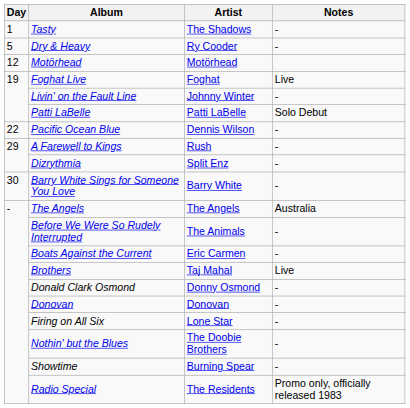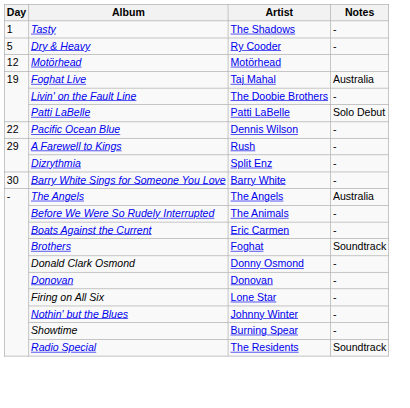(203, 79) Foghat -> (253, 79) Taj Mahal
(284, 79) Live -> (353, 79) Australia
(221, 96) Johnny Winter -> (279, 96) The Doobie Brothers
(209, 271) Taj Mahal -> (247, 247) Foghat
(284, 271) Live -> (360, 247) Soundtrack
(214, 344) The Doobie Brothers -> (264, 314) Johnny Winter
(323, 389) Promo only, officially released 1983 -> (360, 347) Soundtrack
